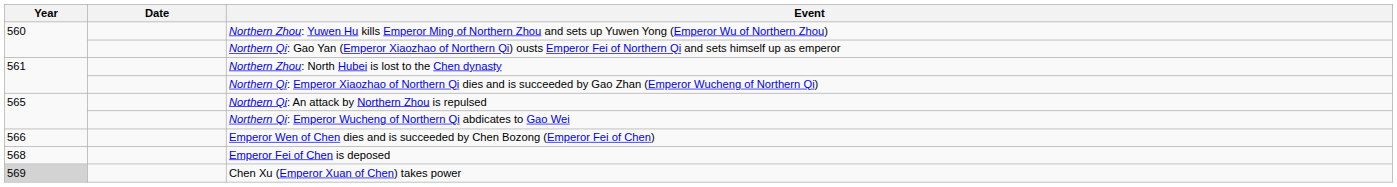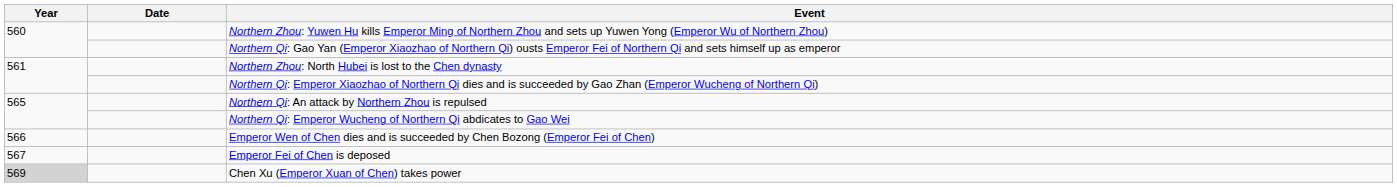(16, 155) 568 -> (16, 155) 567
